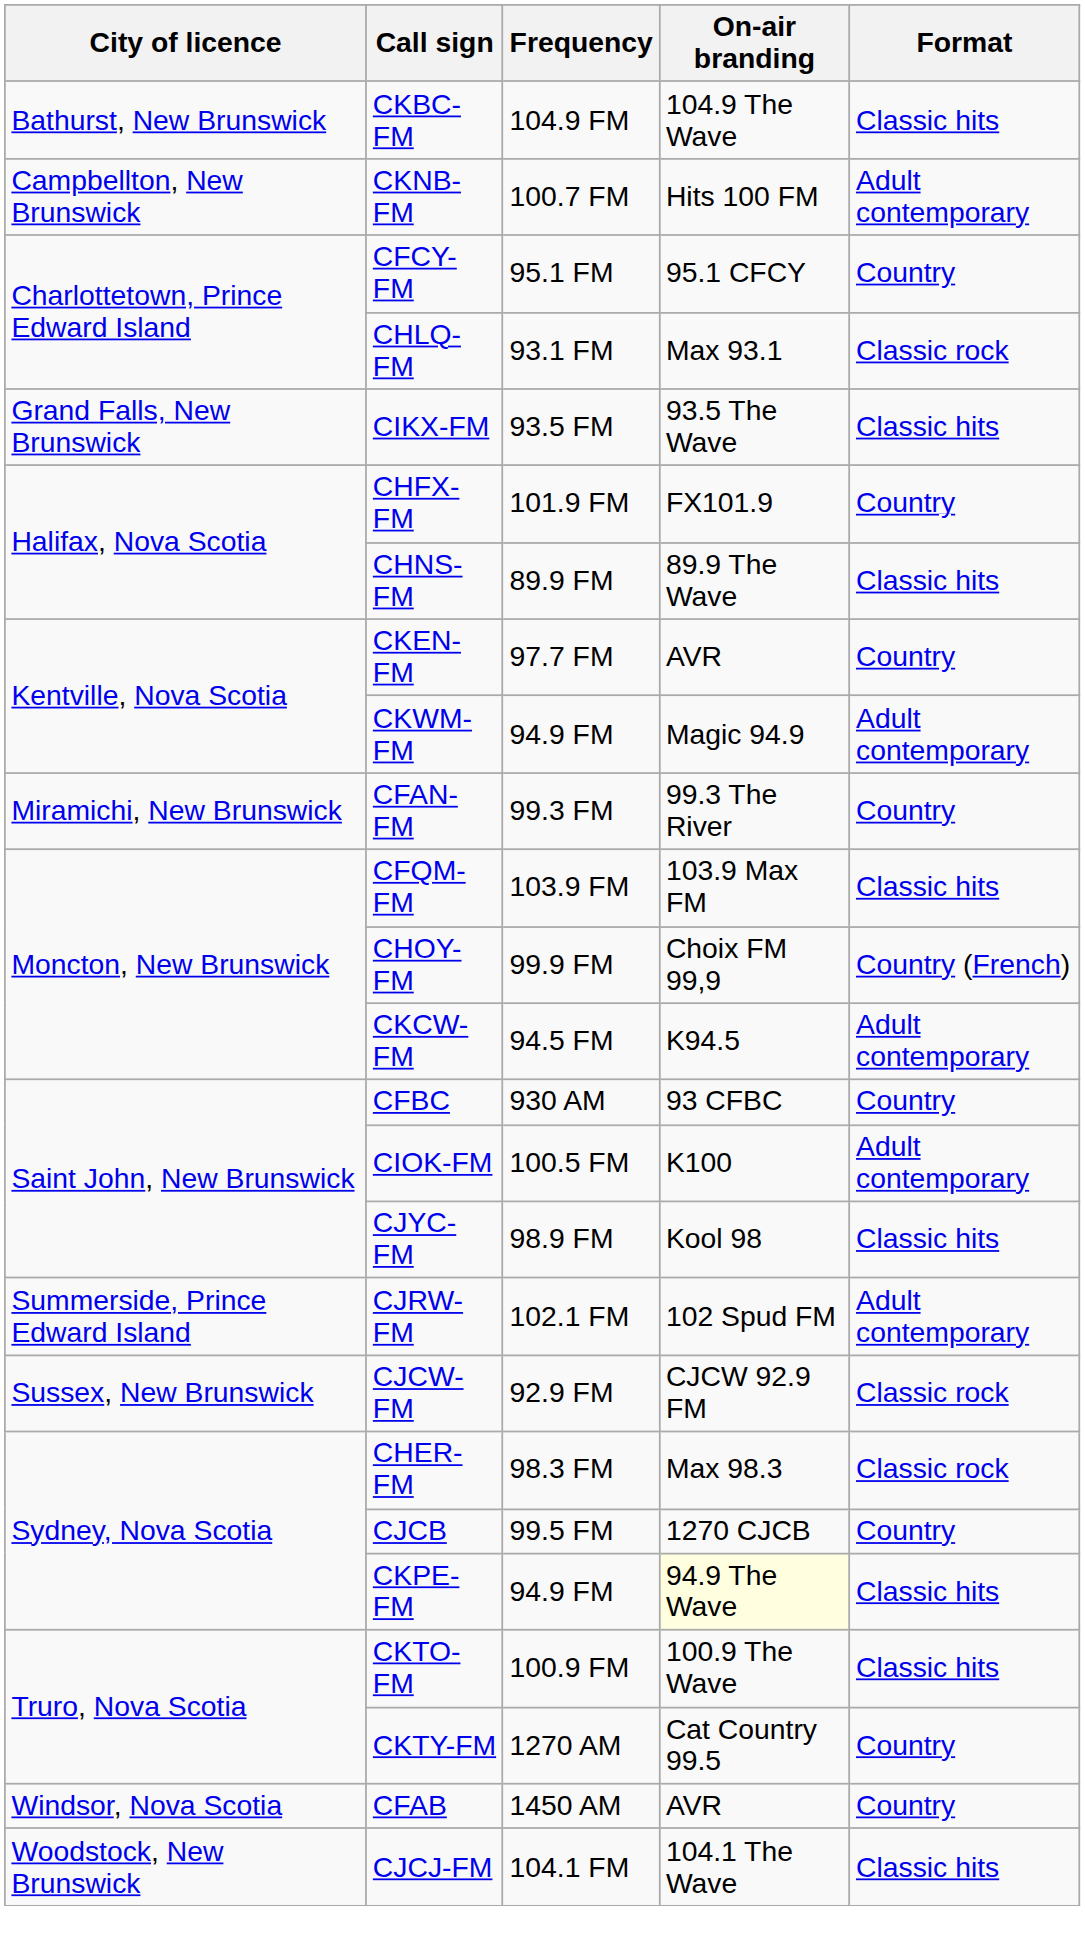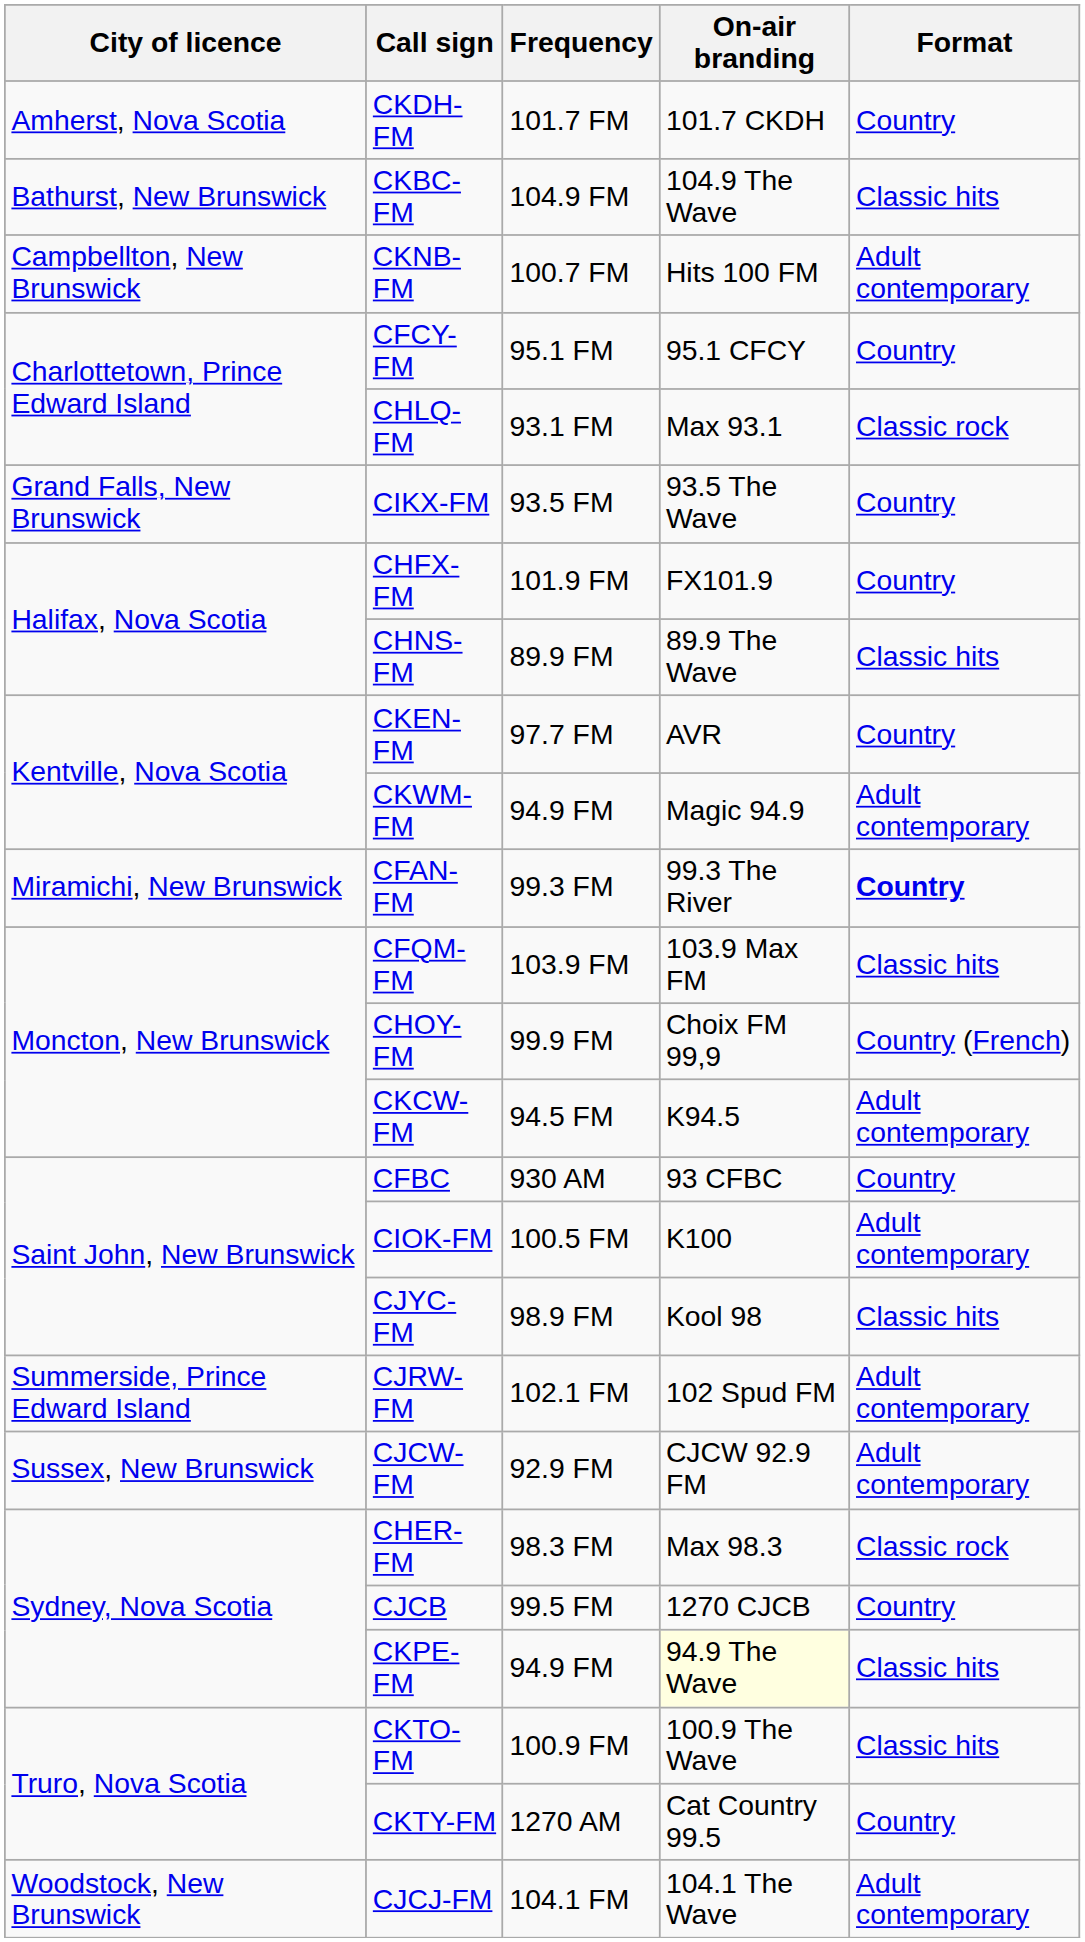+ row: (418, 119)
(928, 426) Classic hits -> (906, 503) Country
(906, 810) normal -> (910, 887) bold
(932, 1392) Classic rock -> (943, 1469) Adult contemporary
- row: (410, 1805)
(928, 1866) Classic hits -> (943, 1898) Adult contemporary
